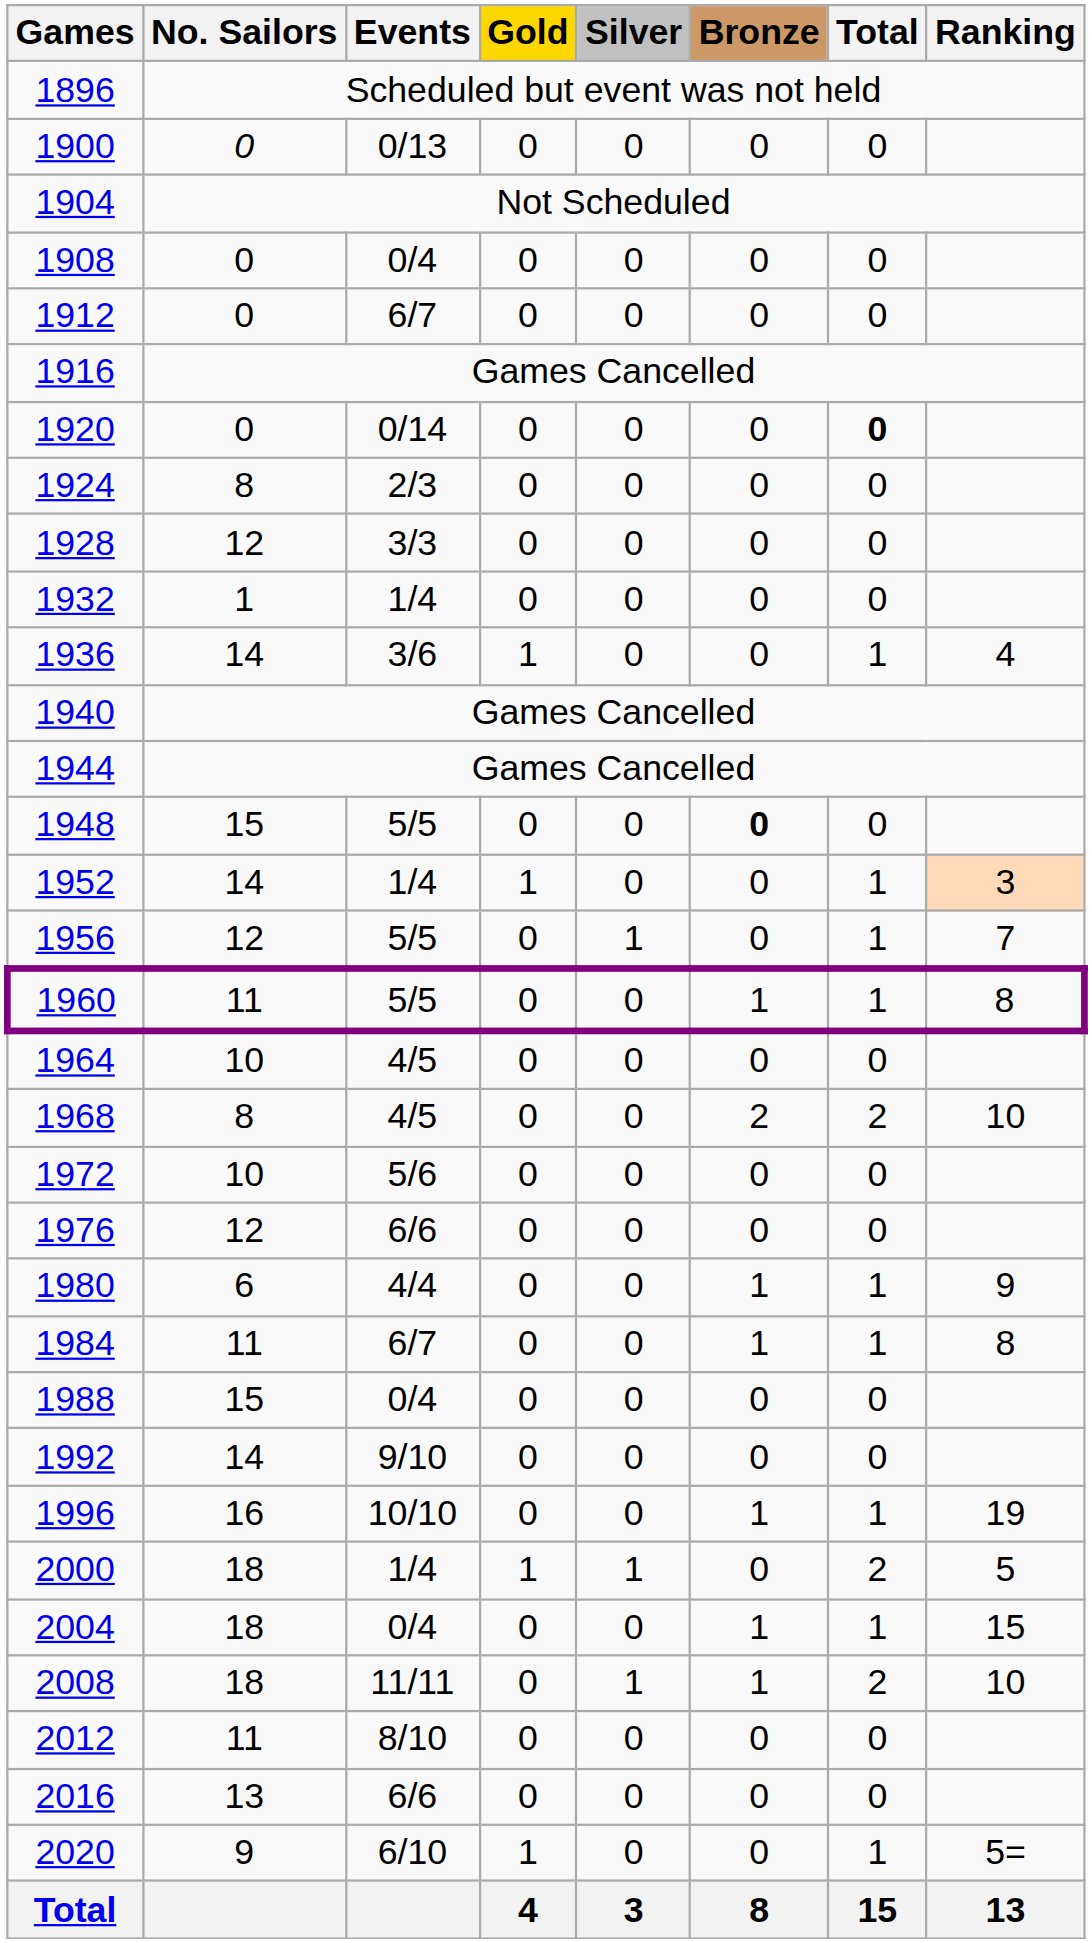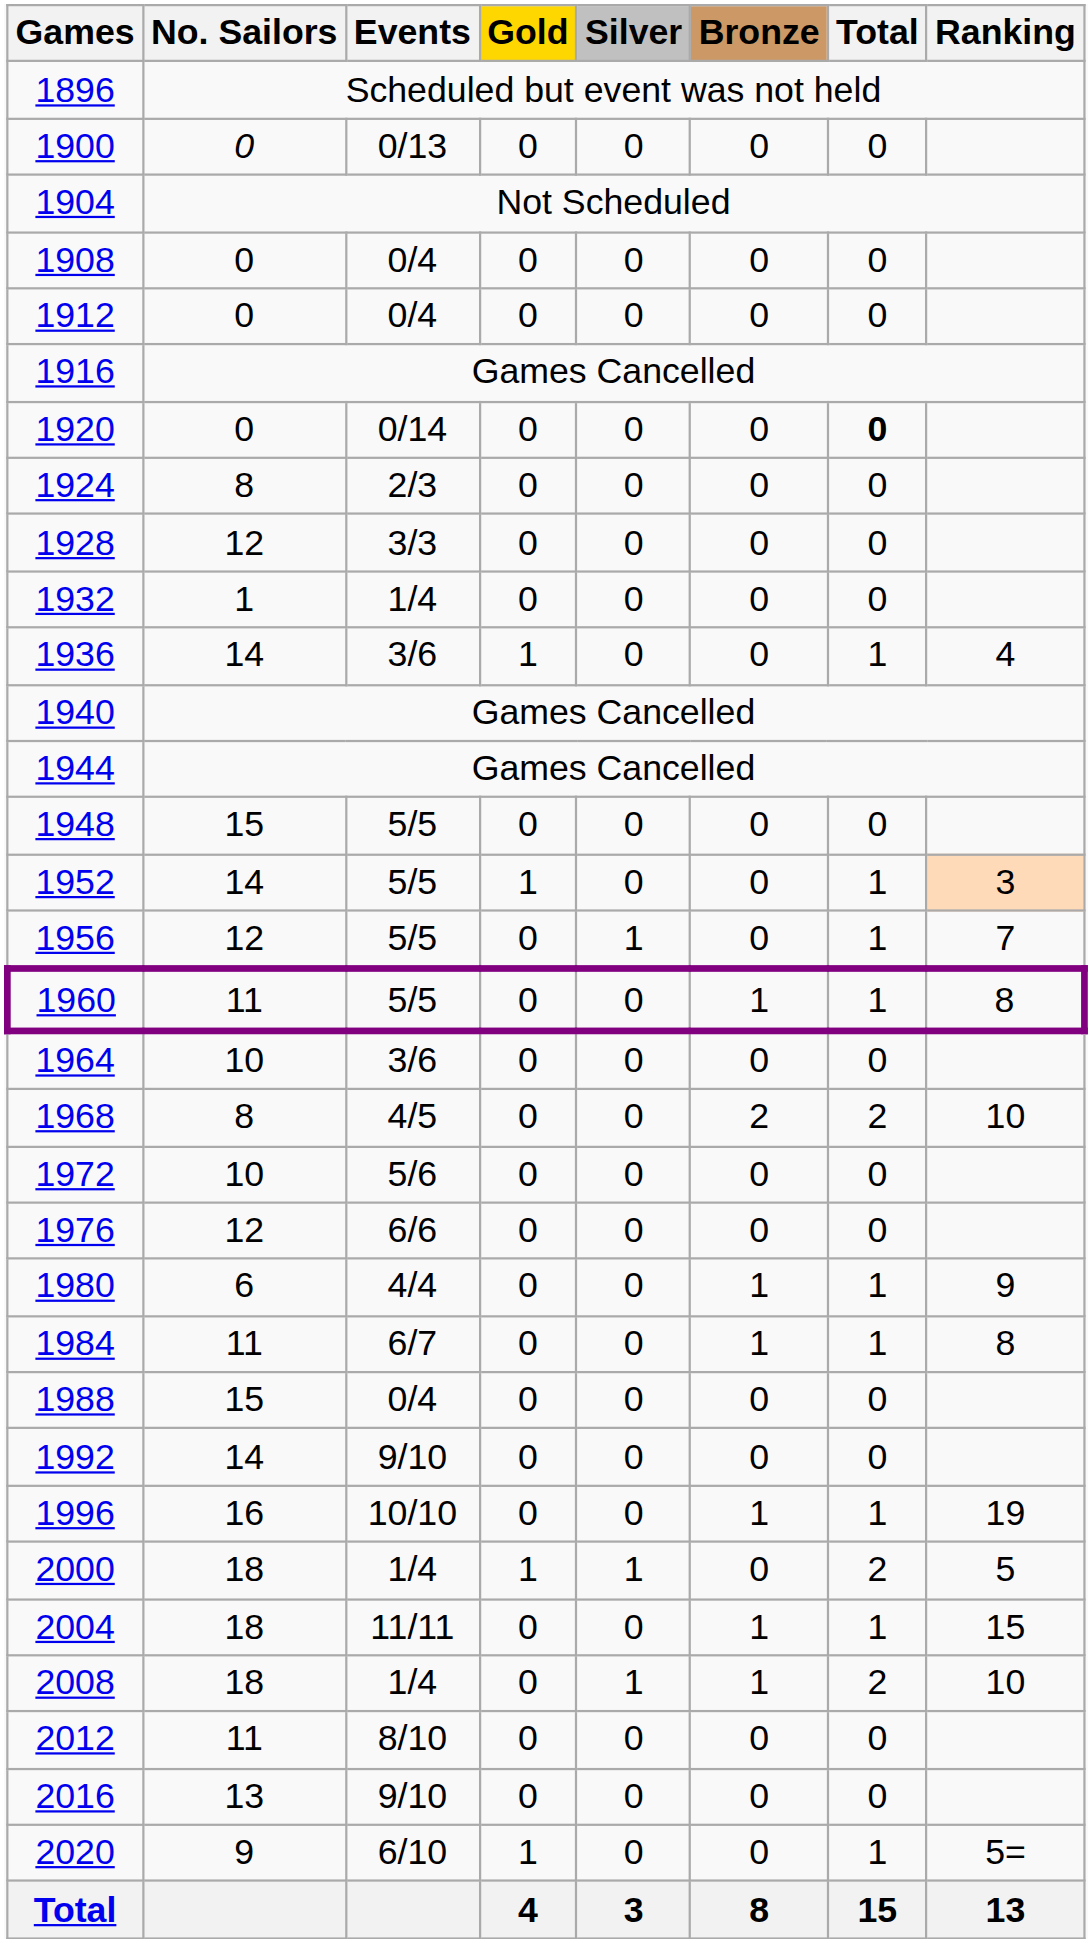(412, 315) 6/7 -> (412, 315) 0/4
(759, 825) bold -> (759, 825) normal
(412, 881) 1/4 -> (412, 881) 5/5
(412, 1060) 4/5 -> (412, 1060) 3/6
(412, 1626) 0/4 -> (412, 1626) 11/11
(412, 1682) 11/11 -> (412, 1682) 1/4
(412, 1795) 6/6 -> (412, 1795) 9/10
